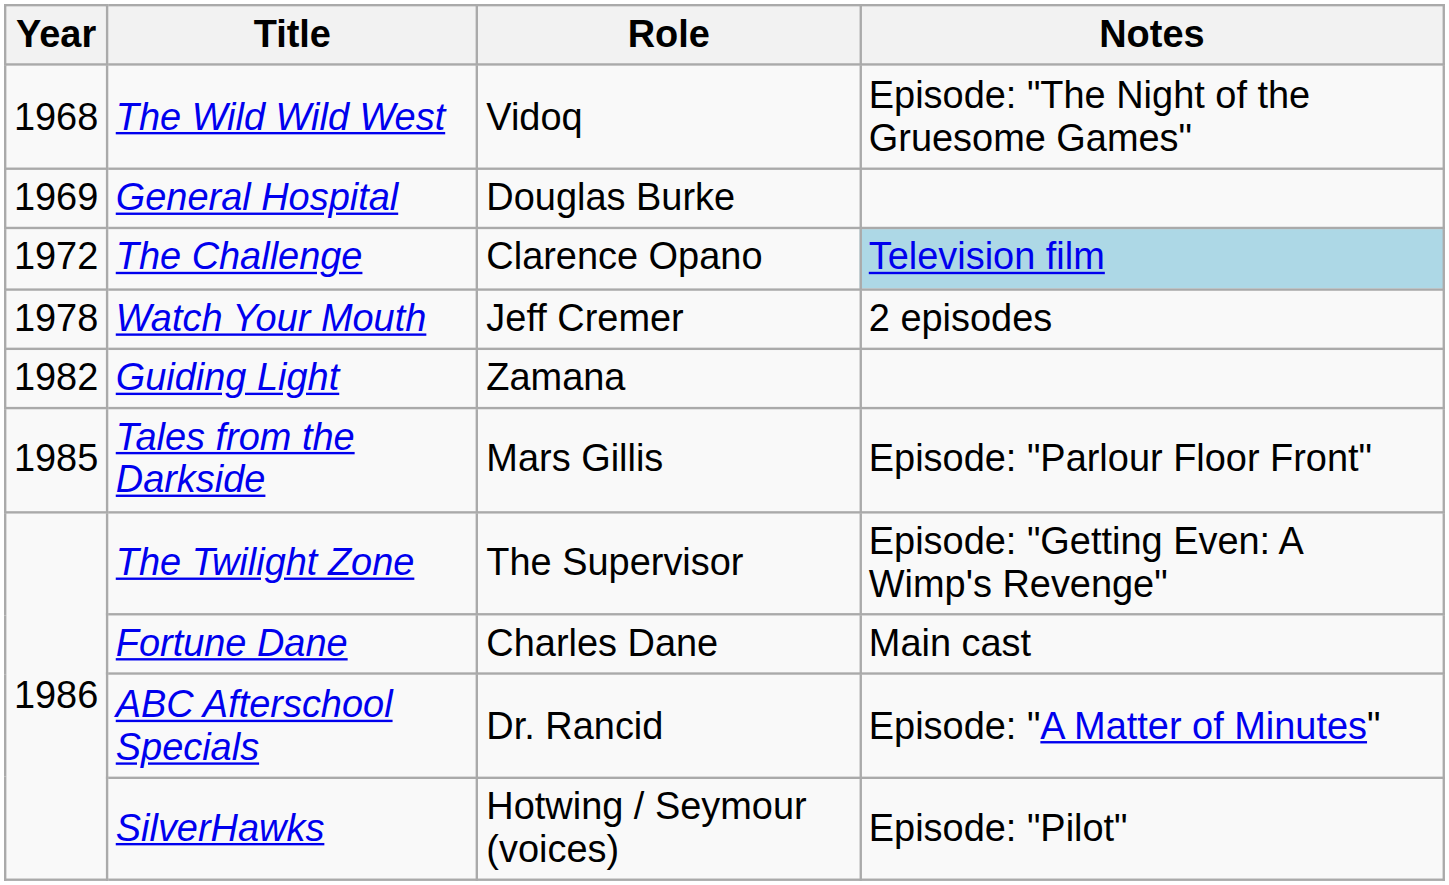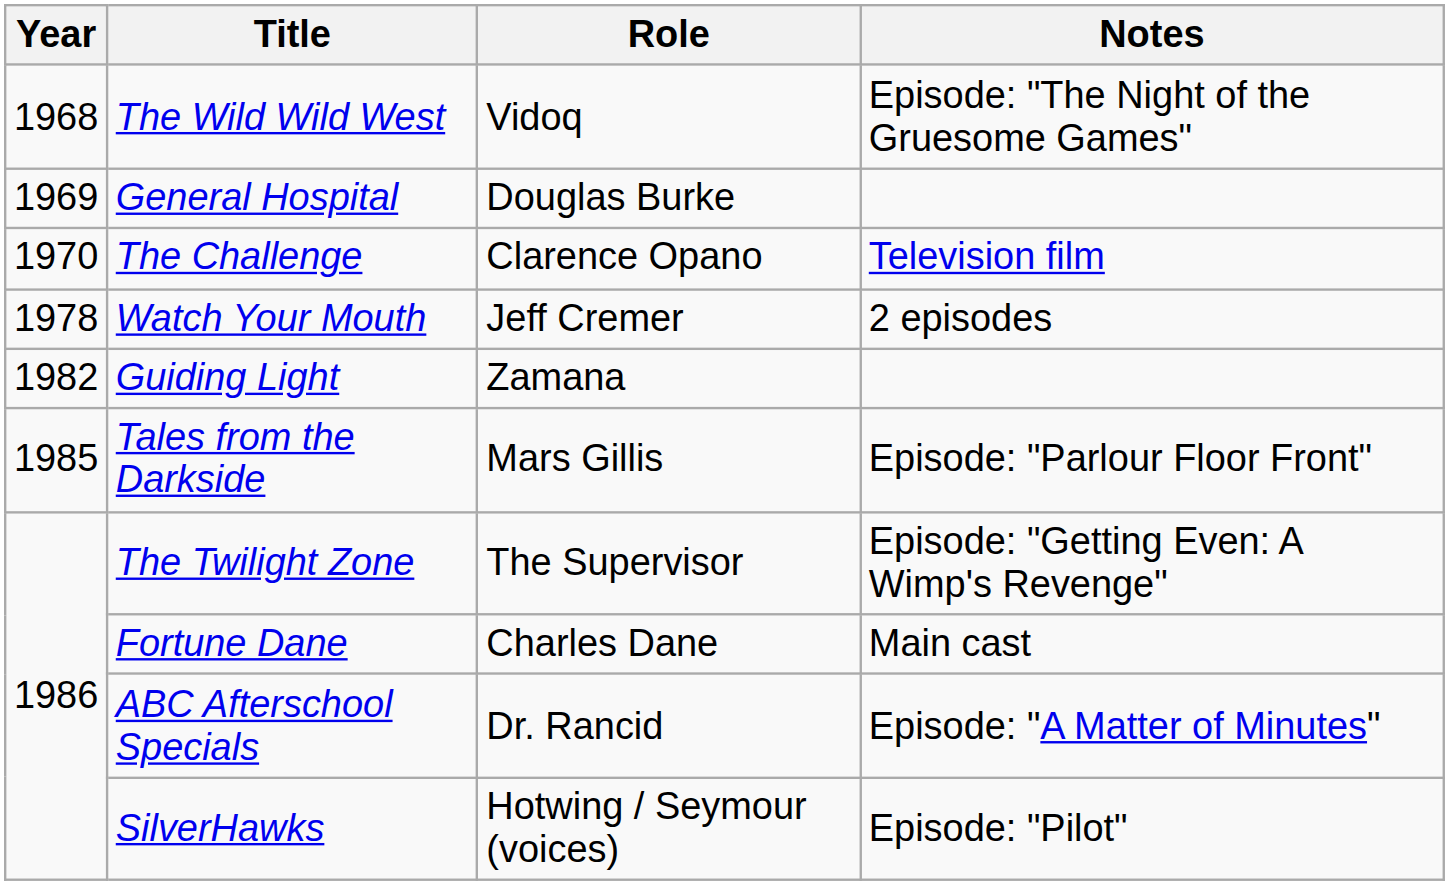(56, 257) 1972 -> (56, 257) 1970
(987, 257) lightblue background -> (987, 257) no background
